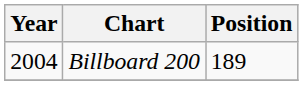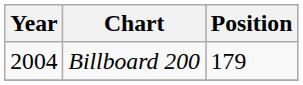(228, 60) 189 -> (228, 60) 179
